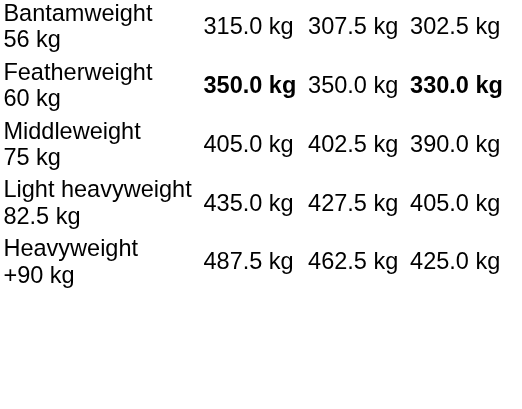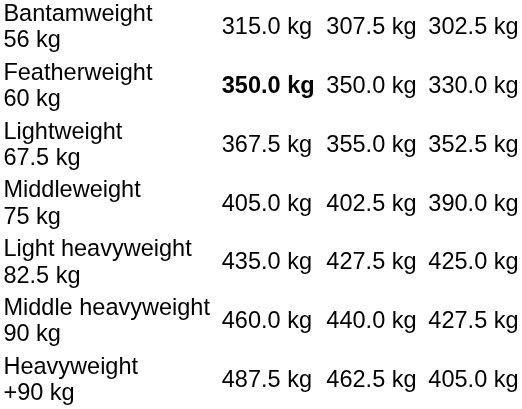(456, 85) bold -> (473, 85) normal
+ row: (63, 144)
(455, 203) 405.0 kg -> (473, 261) 425.0 kg
+ row: (107, 320)
(455, 261) 425.0 kg -> (473, 379) 405.0 kg
